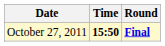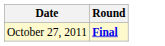- column: (106, 13)
